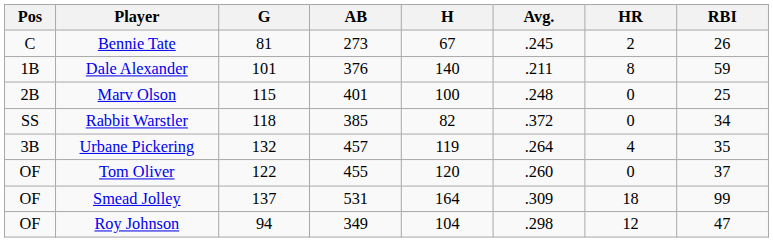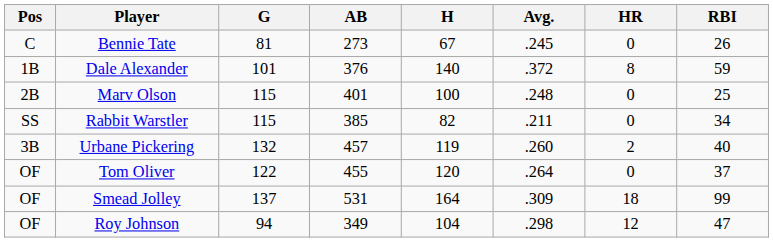(631, 43) 2 -> (631, 43) 0
(539, 69) .211 -> (539, 69) .372
(264, 120) 118 -> (264, 120) 115
(539, 120) .372 -> (539, 120) .211
(539, 146) .264 -> (539, 146) .260
(631, 146) 4 -> (631, 146) 2
(722, 146) 35 -> (722, 146) 40
(539, 172) .260 -> (539, 172) .264
